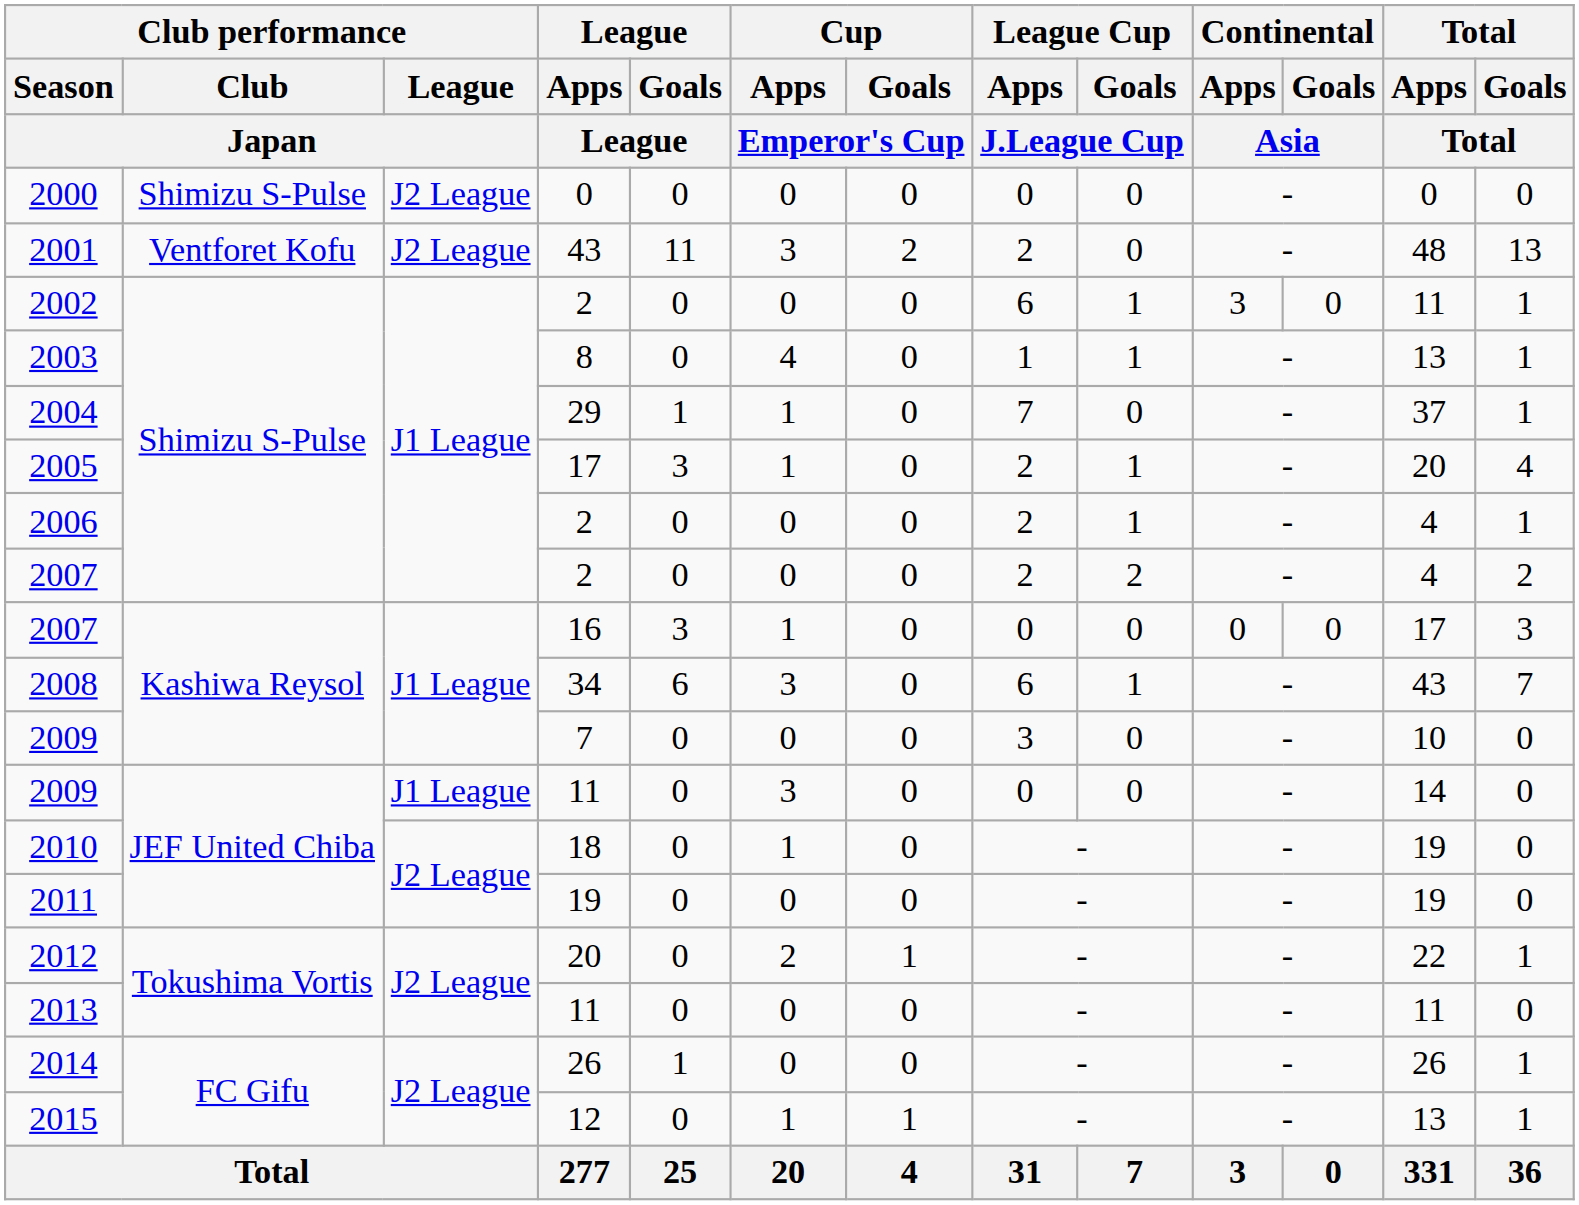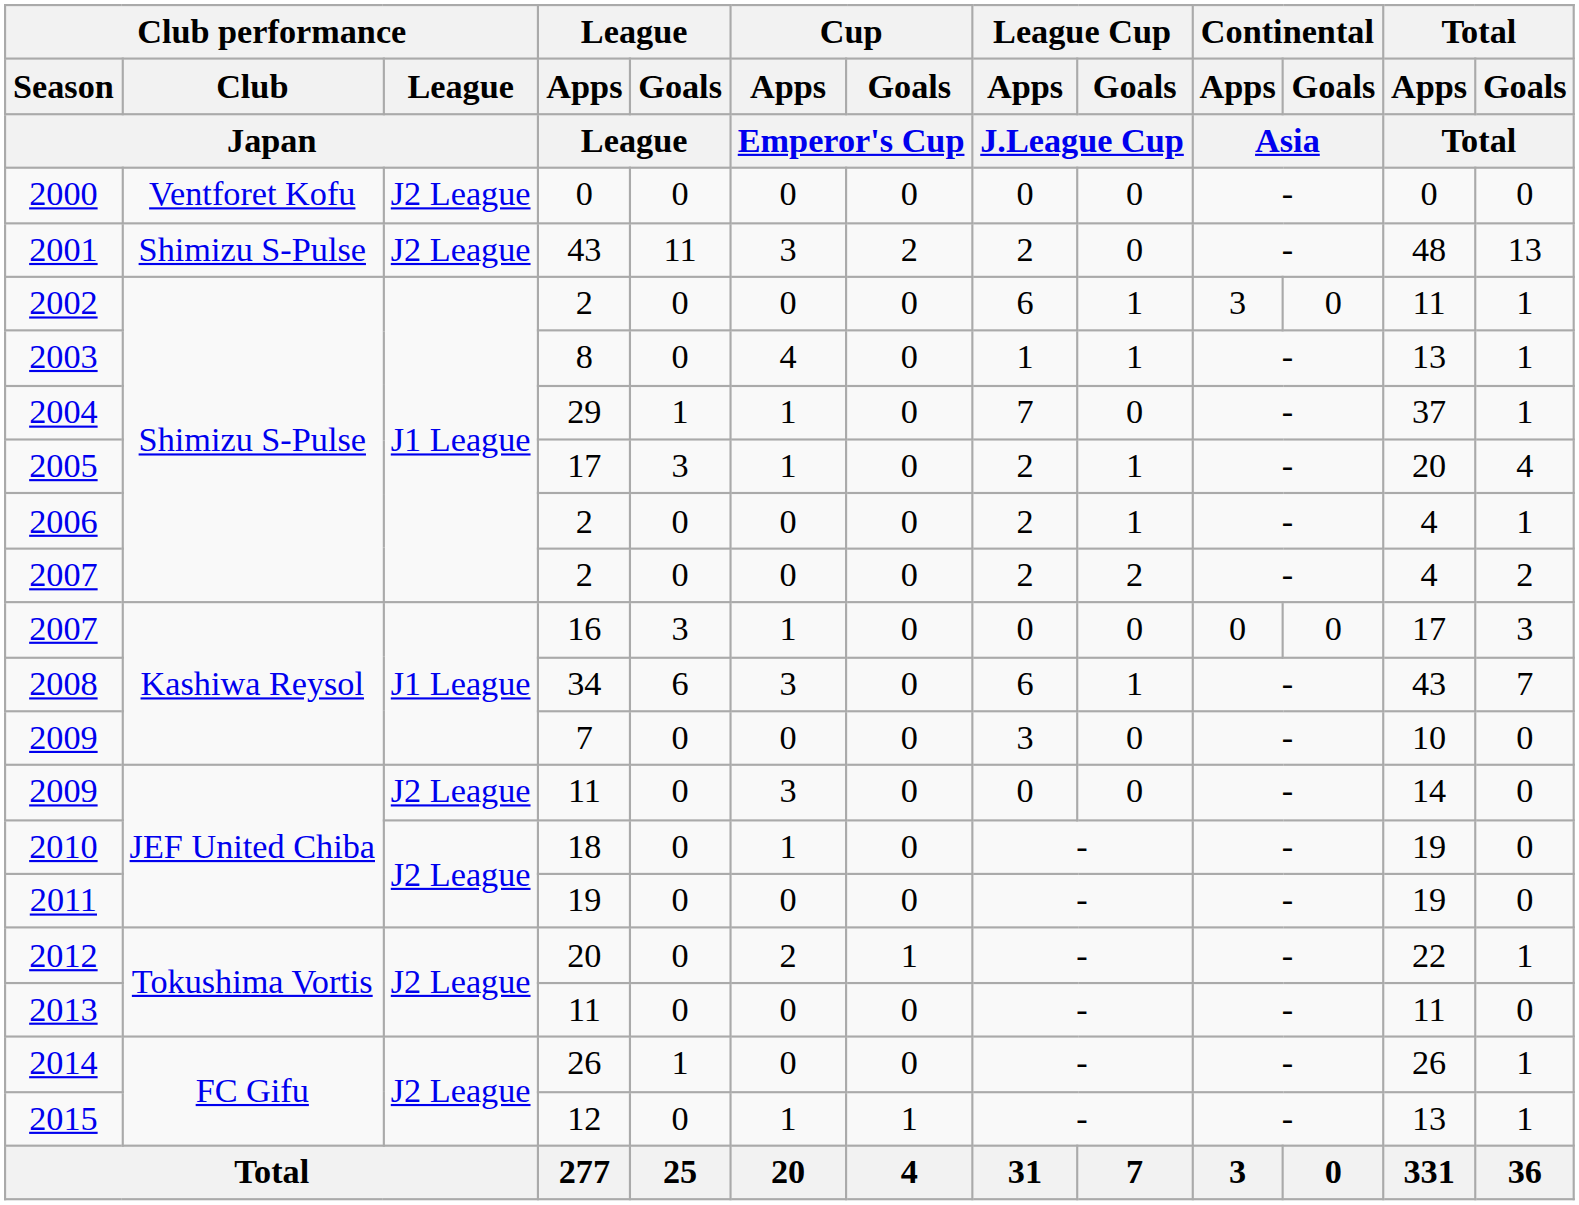(252, 194) Shimizu S-Pulse -> (252, 194) Ventforet Kofu
(252, 248) Ventforet Kofu -> (252, 248) Shimizu S-Pulse
(461, 791) J1 League -> (461, 791) J2 League
